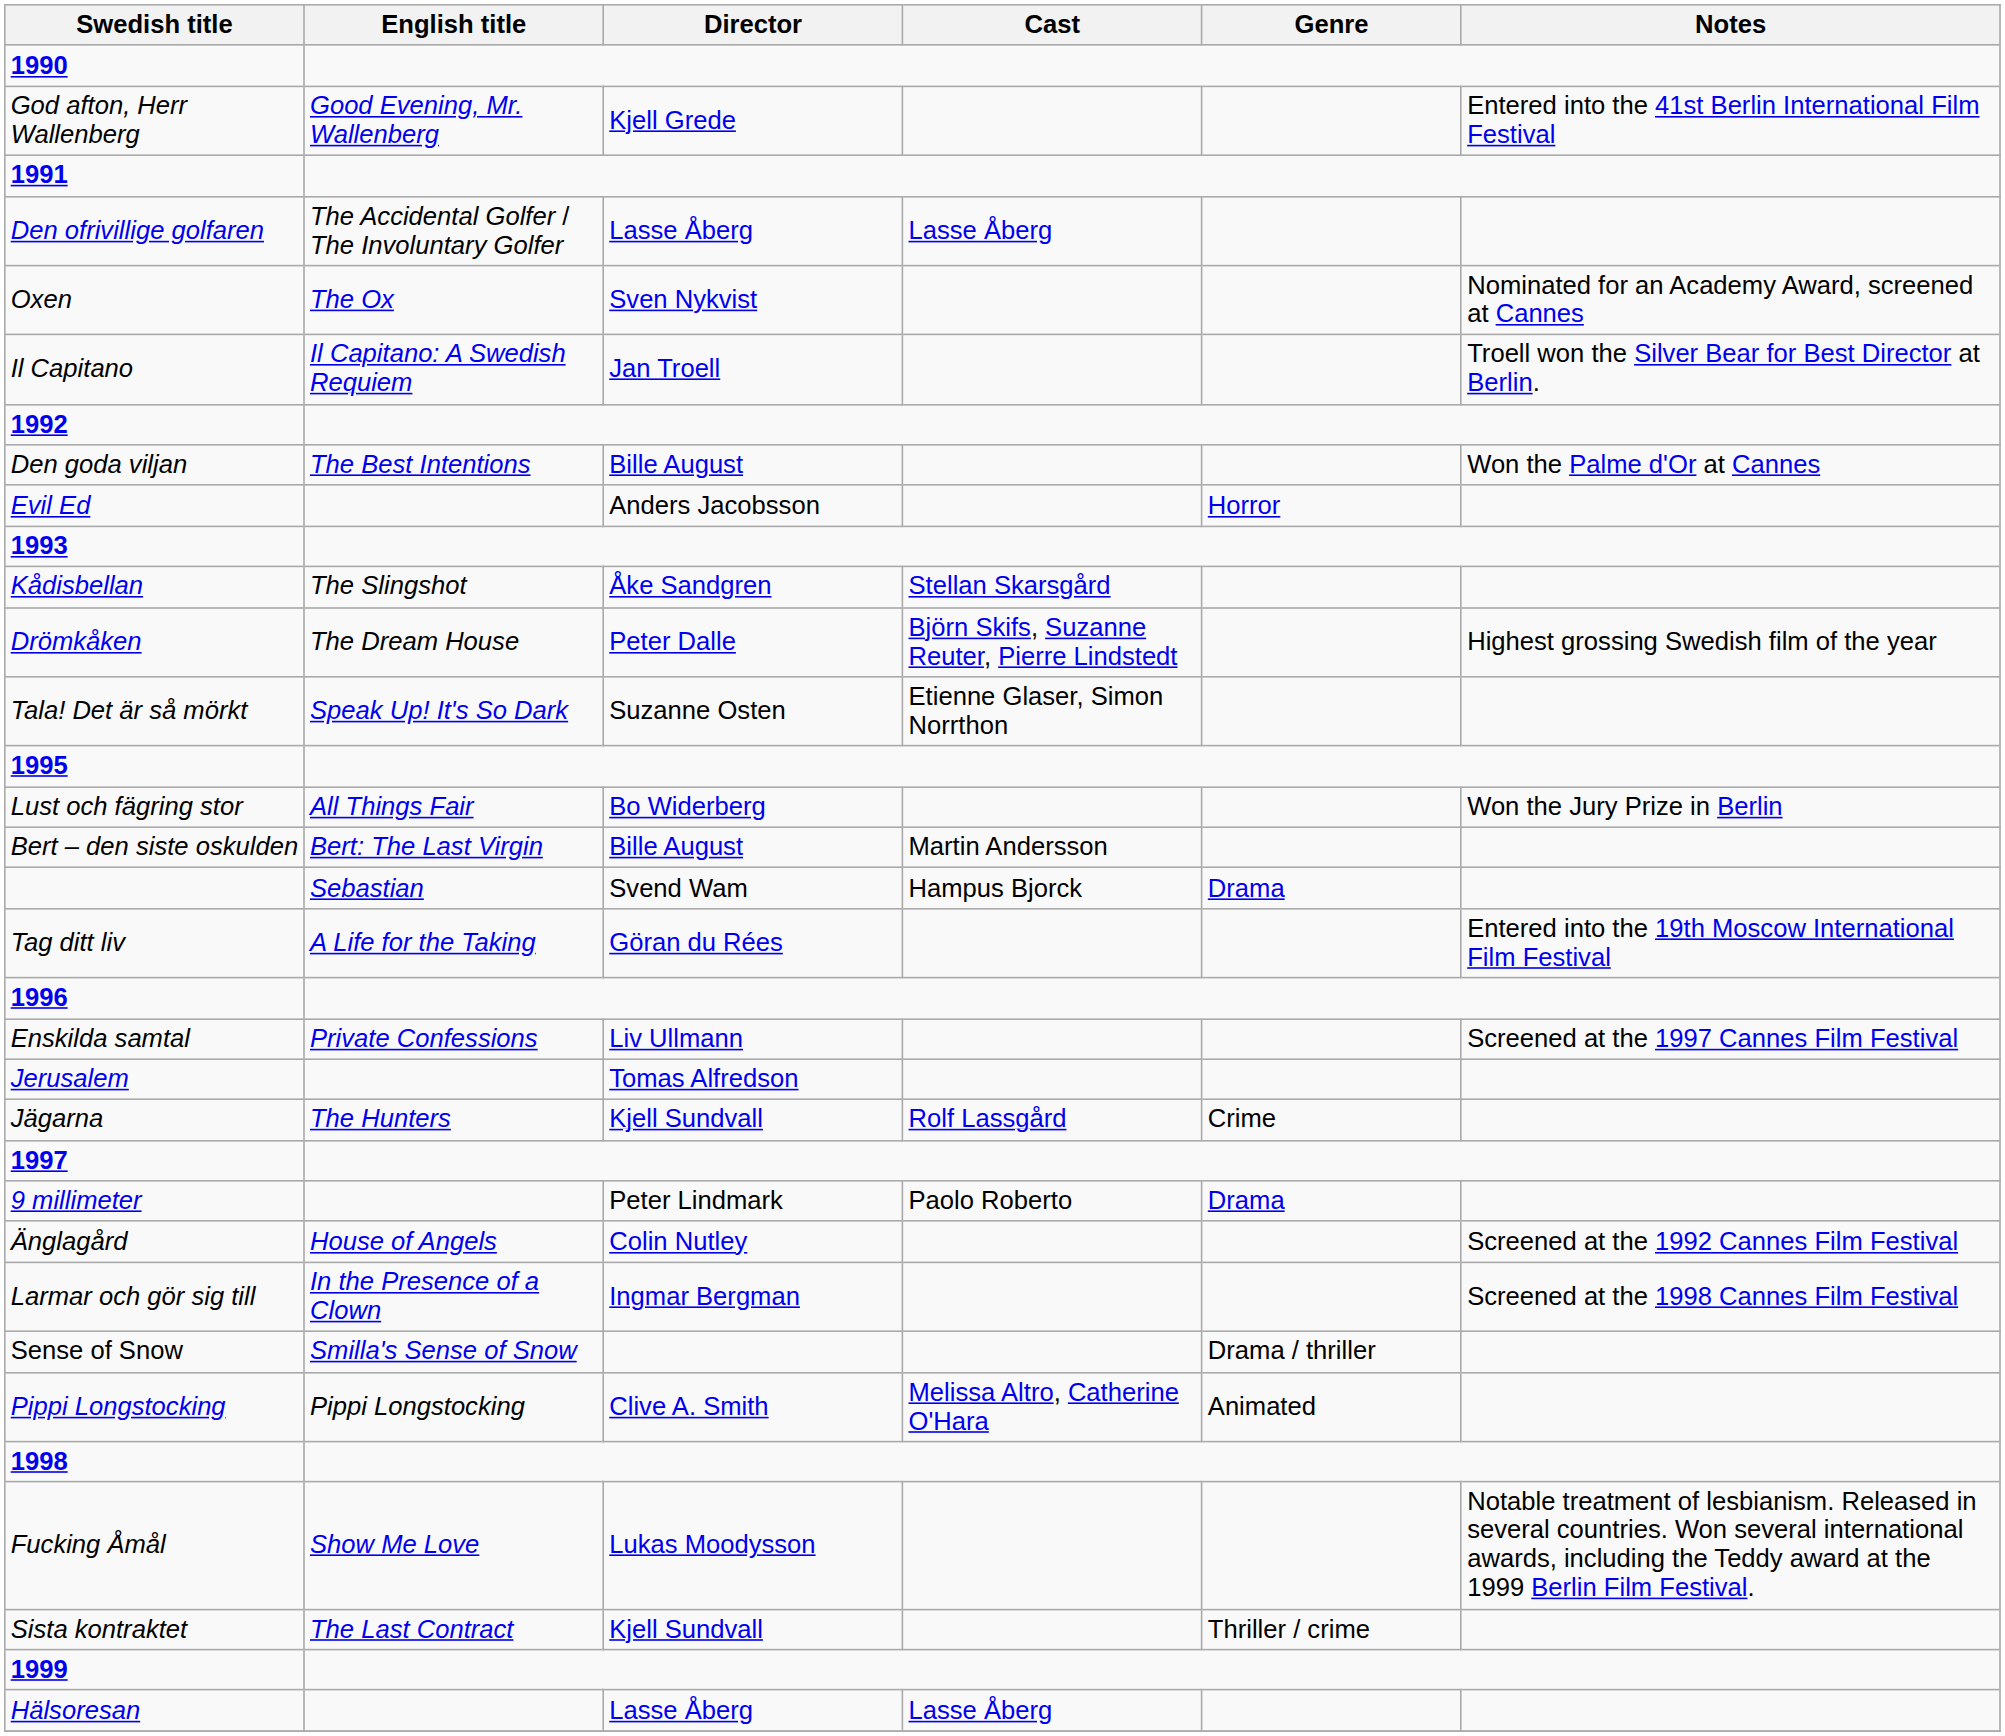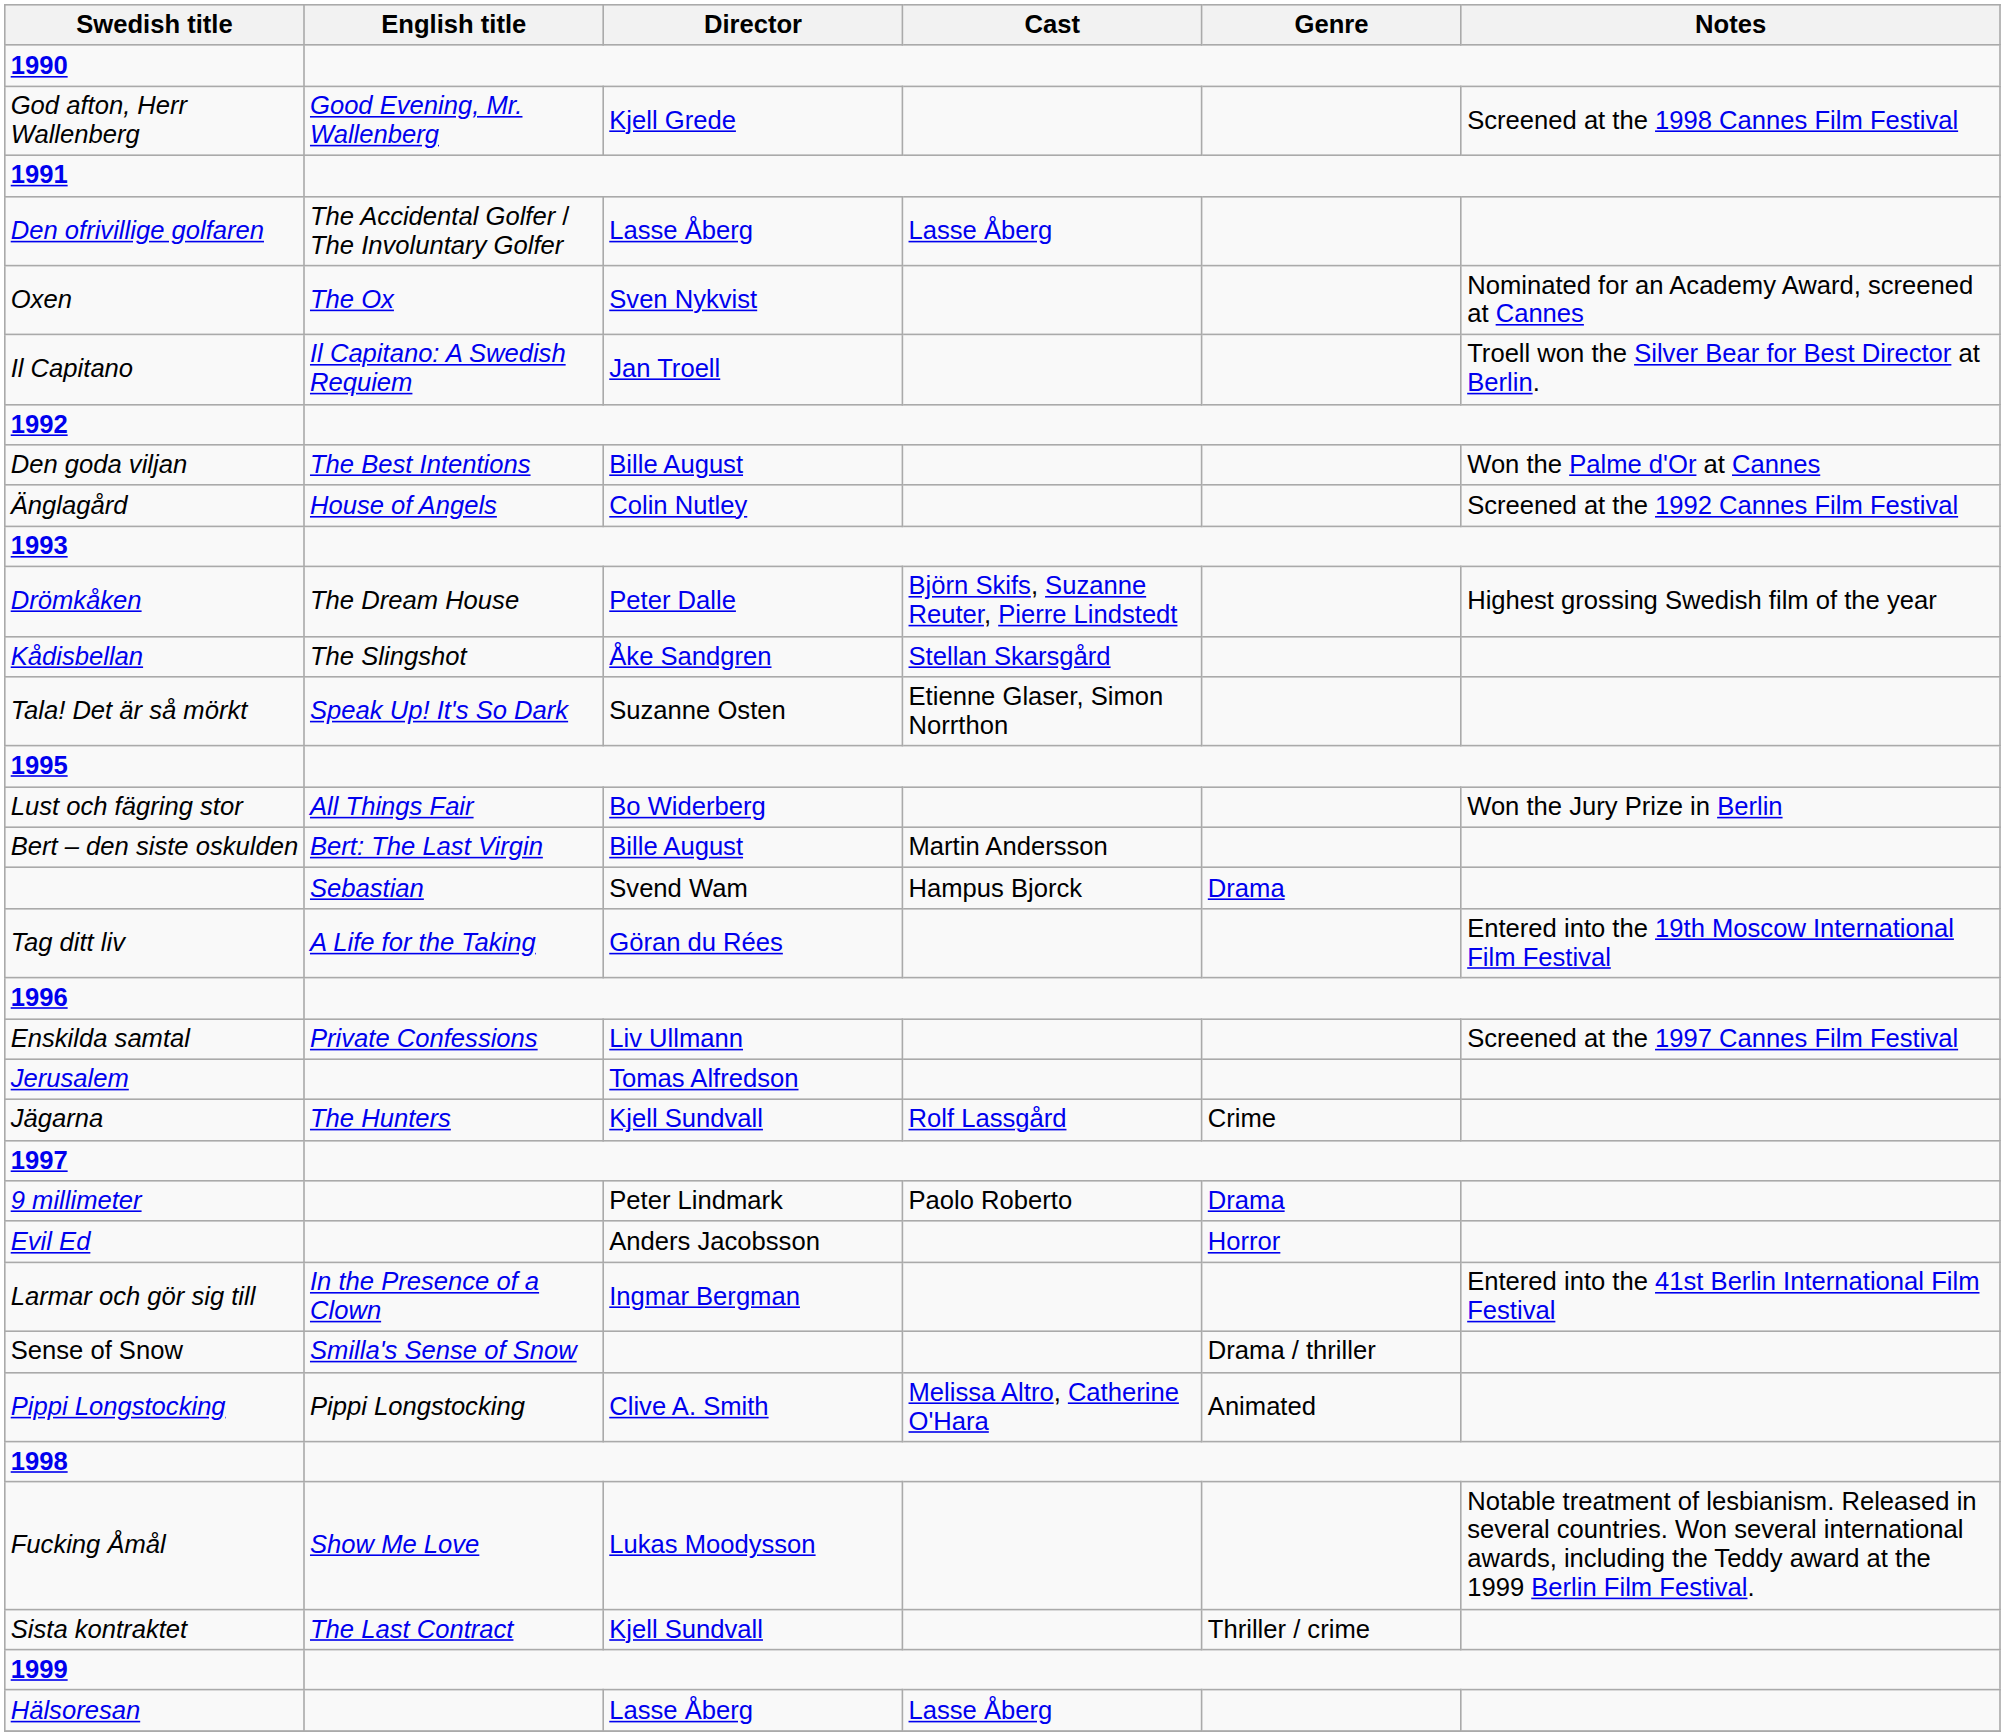(1723, 120) Entered into the 41st Berlin International Film Festival -> (1713, 120) Screened at the 1998 Cannes Film Festival
rows swapped: (69, 1241) <-> (51, 505)
rows swapped: (76, 641) <-> (77, 586)
(1713, 1296) Screened at the 1998 Cannes Film Festival -> (1723, 1296) Entered into the 41st Berlin International Film Festival
